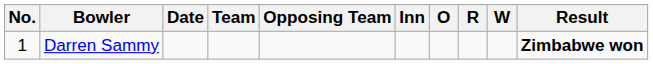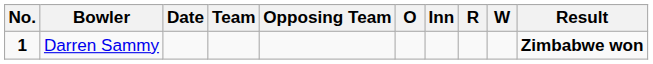columns swapped: (412, 18) <-> (444, 18)
(22, 45) normal -> (22, 45) bold
